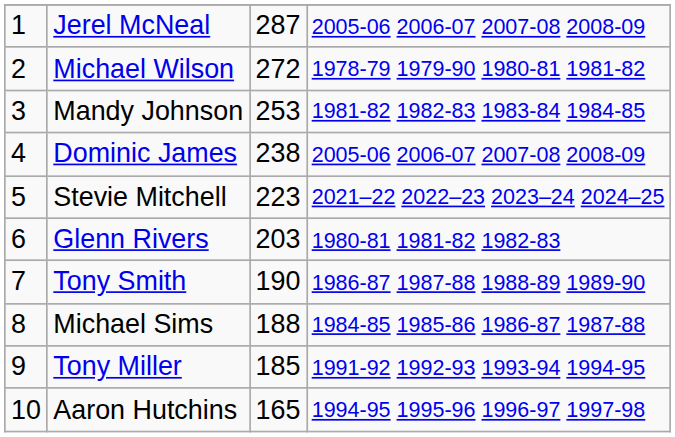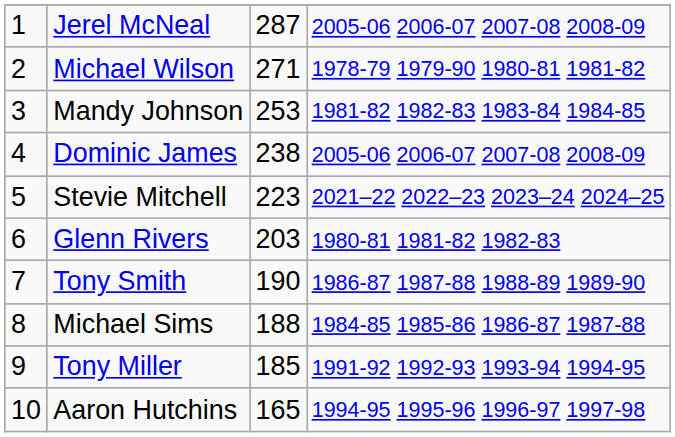(278, 68) 272 -> (278, 68) 271
